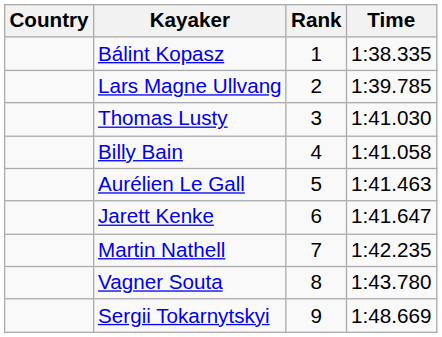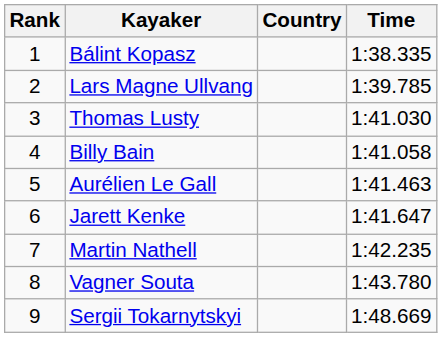columns swapped: (316, 20) <-> (49, 20)
